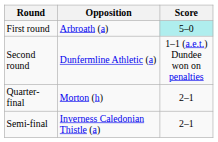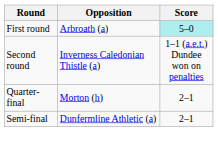(108, 60) Dunfermline Athletic (a) -> (102, 60) Inverness Caledonian Thistle (a)
(102, 124) Inverness Caledonian Thistle (a) -> (108, 118) Dunfermline Athletic (a)
